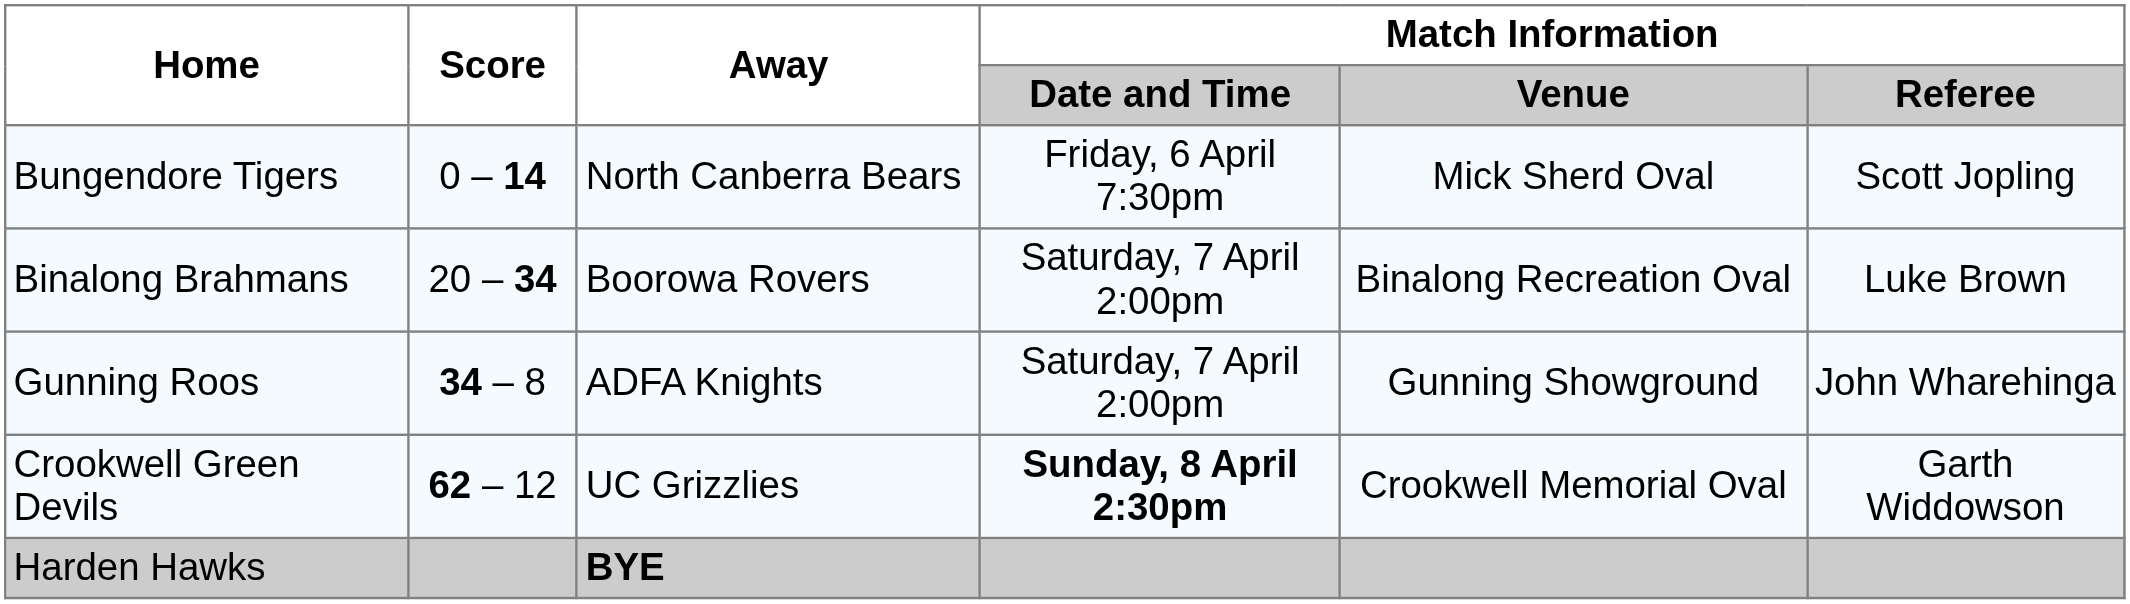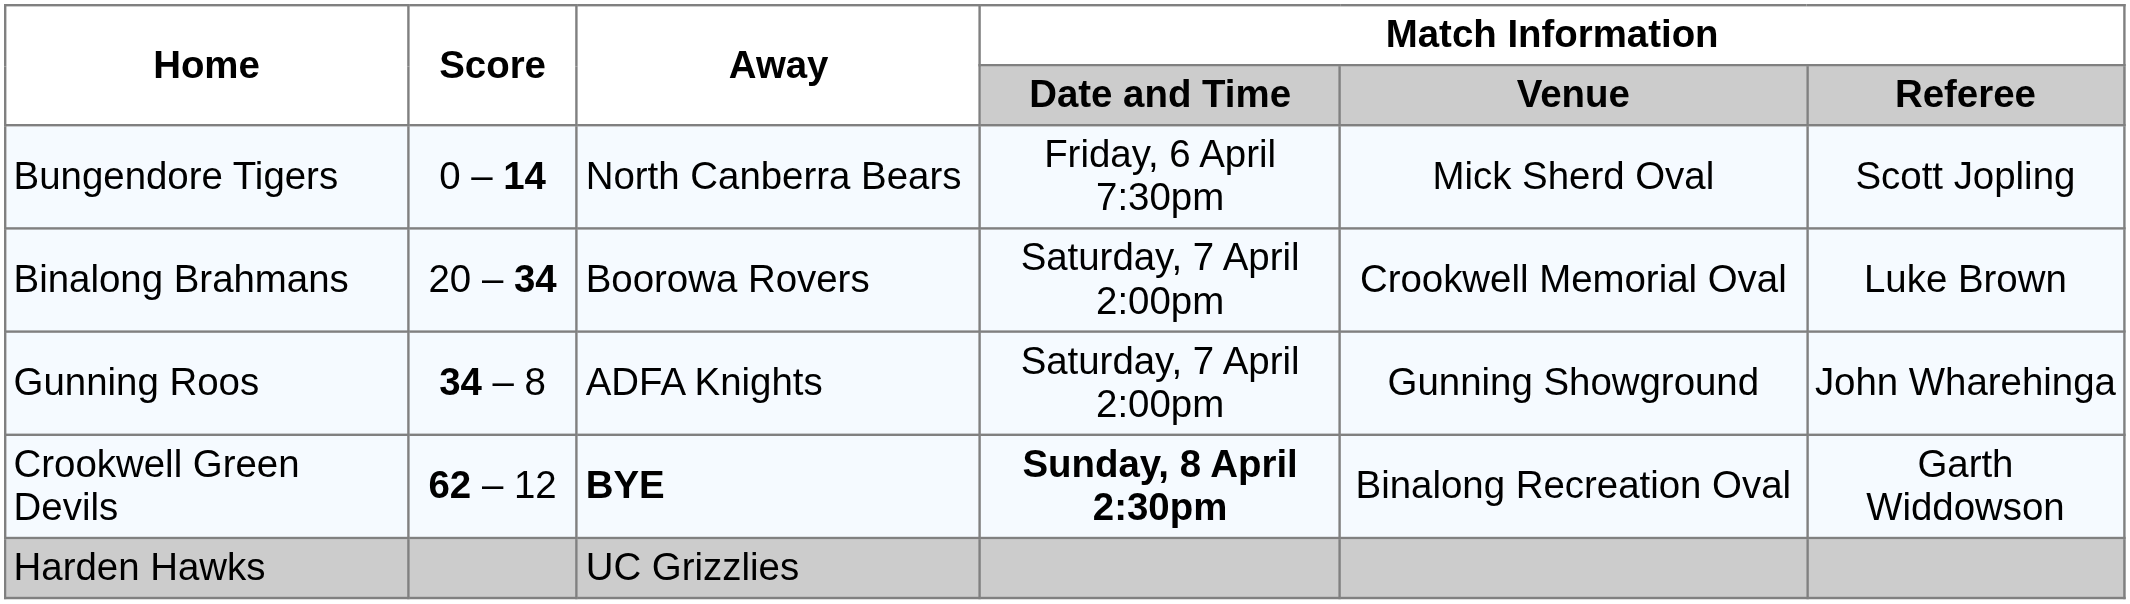(1573, 279) Binalong Recreation Oval -> (1573, 279) Crookwell Memorial Oval
(692, 485) UC Grizzlies -> (625, 485) BYE
(1573, 485) Crookwell Memorial Oval -> (1573, 485) Binalong Recreation Oval
(625, 567) BYE -> (692, 567) UC Grizzlies
